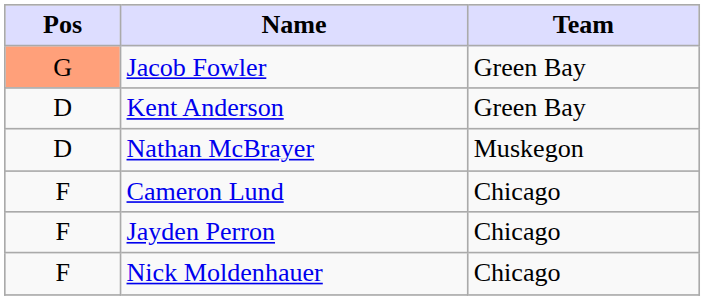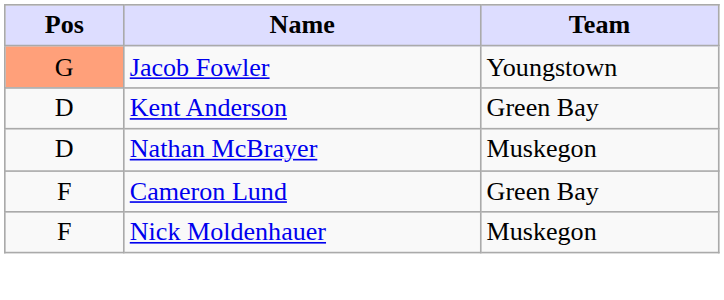(530, 66) Green Bay -> (552, 66) Youngstown
(517, 190) Chicago -> (543, 190) Green Bay
- row: (201, 231)
(517, 273) Chicago -> (542, 231) Muskegon
